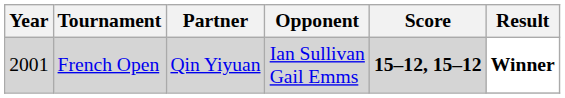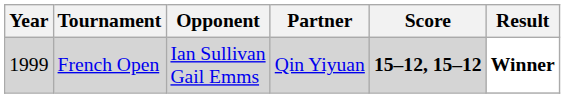columns swapped: (215, 21) <-> (317, 21)
(29, 64) 2001 -> (29, 64) 1999
